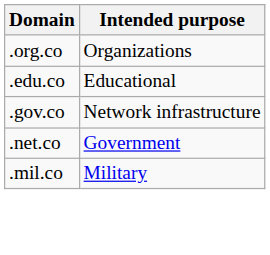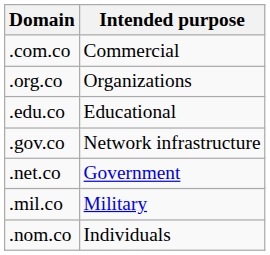+ row: (40, 50)
+ row: (40, 234)
